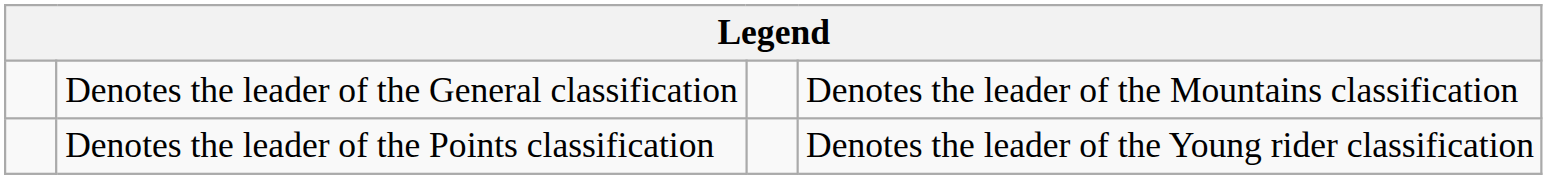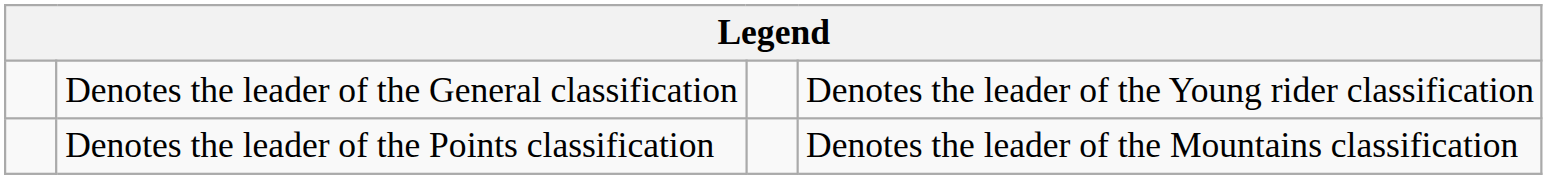(1162, 88) Denotes the leader of the Mountains classification -> (1170, 88) Denotes the leader of the Young rider classification
(1170, 145) Denotes the leader of the Young rider classification -> (1162, 145) Denotes the leader of the Mountains classification
